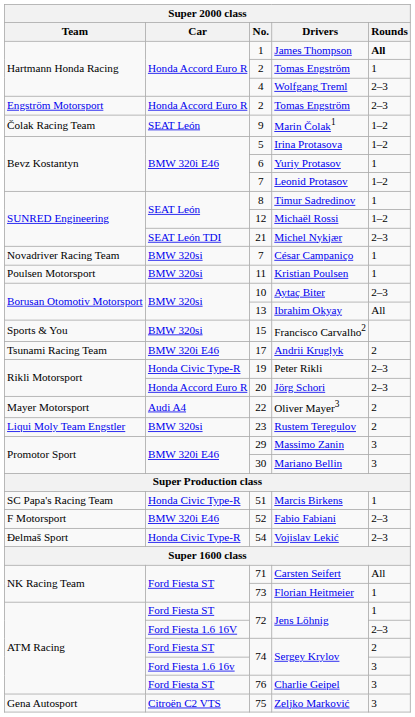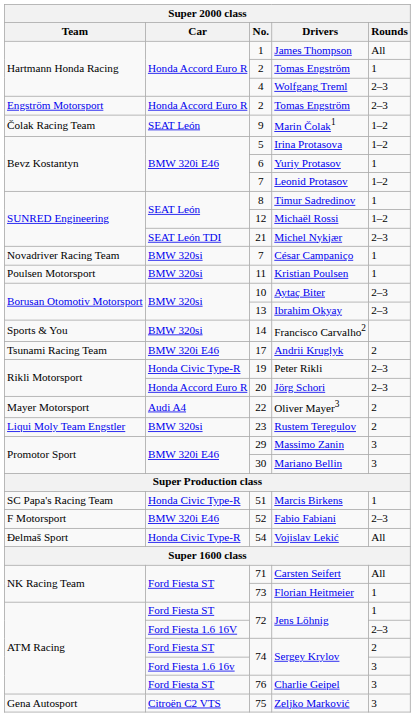(378, 50) bold -> (378, 50) normal
(378, 310) All -> (380, 310) 2–3
(261, 330) 15 -> (261, 330) 14
(380, 537) 2–3 -> (378, 537) All
